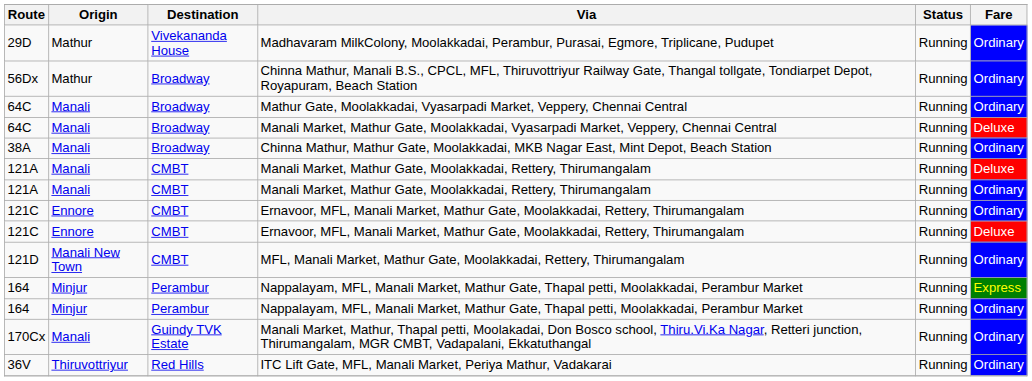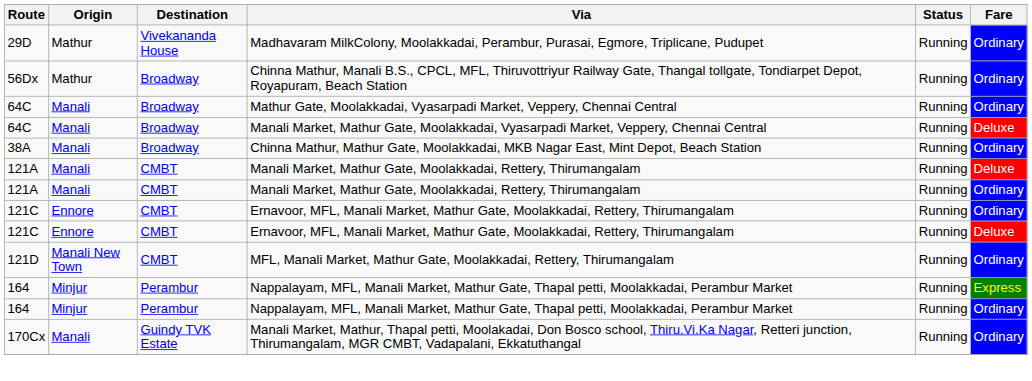- row: (19, 365)
